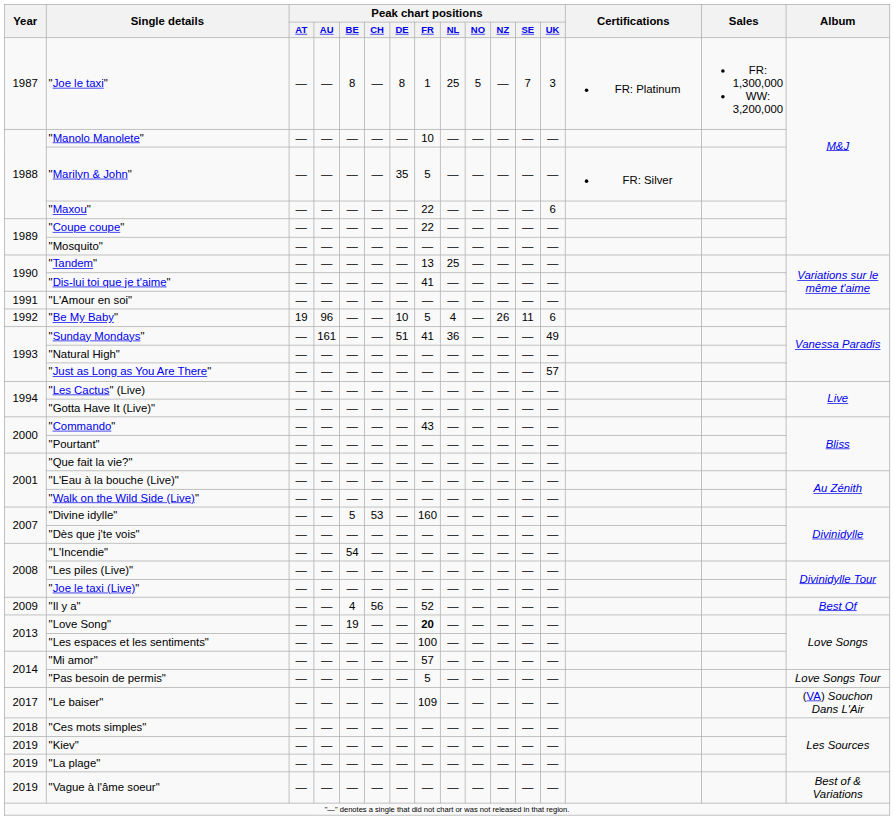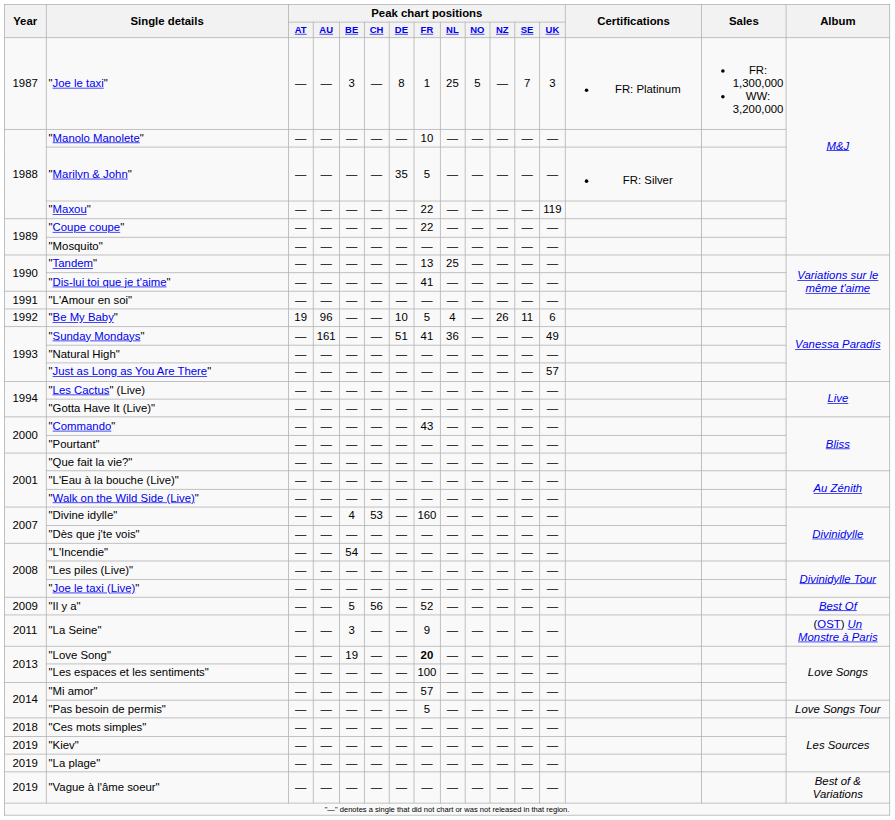(352, 83) 8 -> (352, 83) 3
(553, 210) 6 -> (552, 210) 119
(352, 516) 5 -> (352, 516) 4
(352, 606) 4 -> (352, 606) 5
+ row: (75, 630)
- row: (76, 702)
